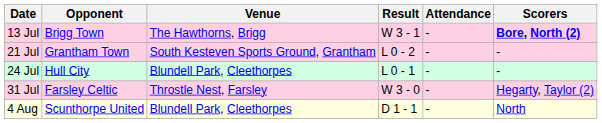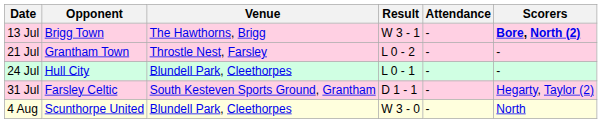(263, 52) South Kesteven Sports Ground, Grantham -> (208, 52) Throstle Nest, Farsley
(208, 90) Throstle Nest, Farsley -> (263, 90) South Kesteven Sports Ground, Grantham
(401, 90) W 3 - 0 -> (399, 90) D 1 - 1
(399, 109) D 1 - 1 -> (401, 109) W 3 - 0
